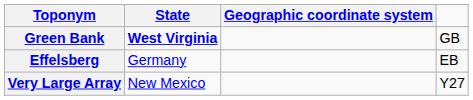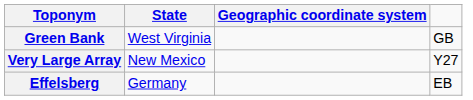(173, 38) bold -> (169, 38) normal
rows swapped: (64, 83) <-> (64, 60)
